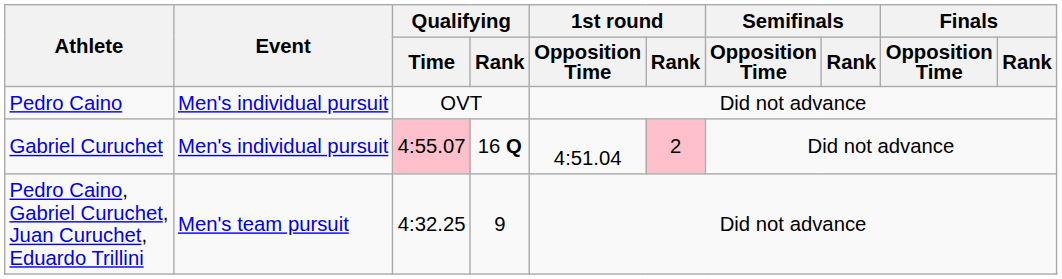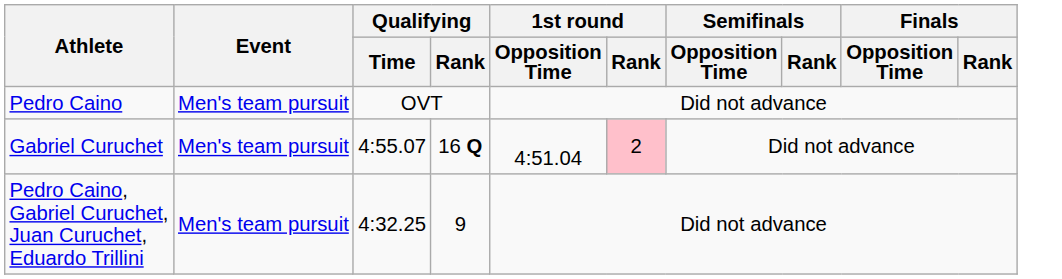(283, 103) Men's individual pursuit -> (263, 103) Men's team pursuit
(283, 147) Men's individual pursuit -> (263, 147) Men's team pursuit
(432, 147) pink background -> (392, 147) no background
